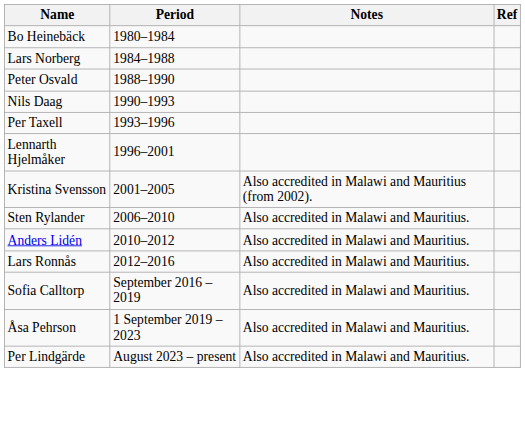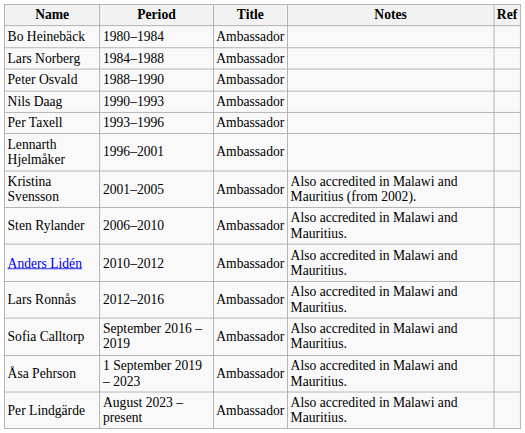+ column: (250, 15)
